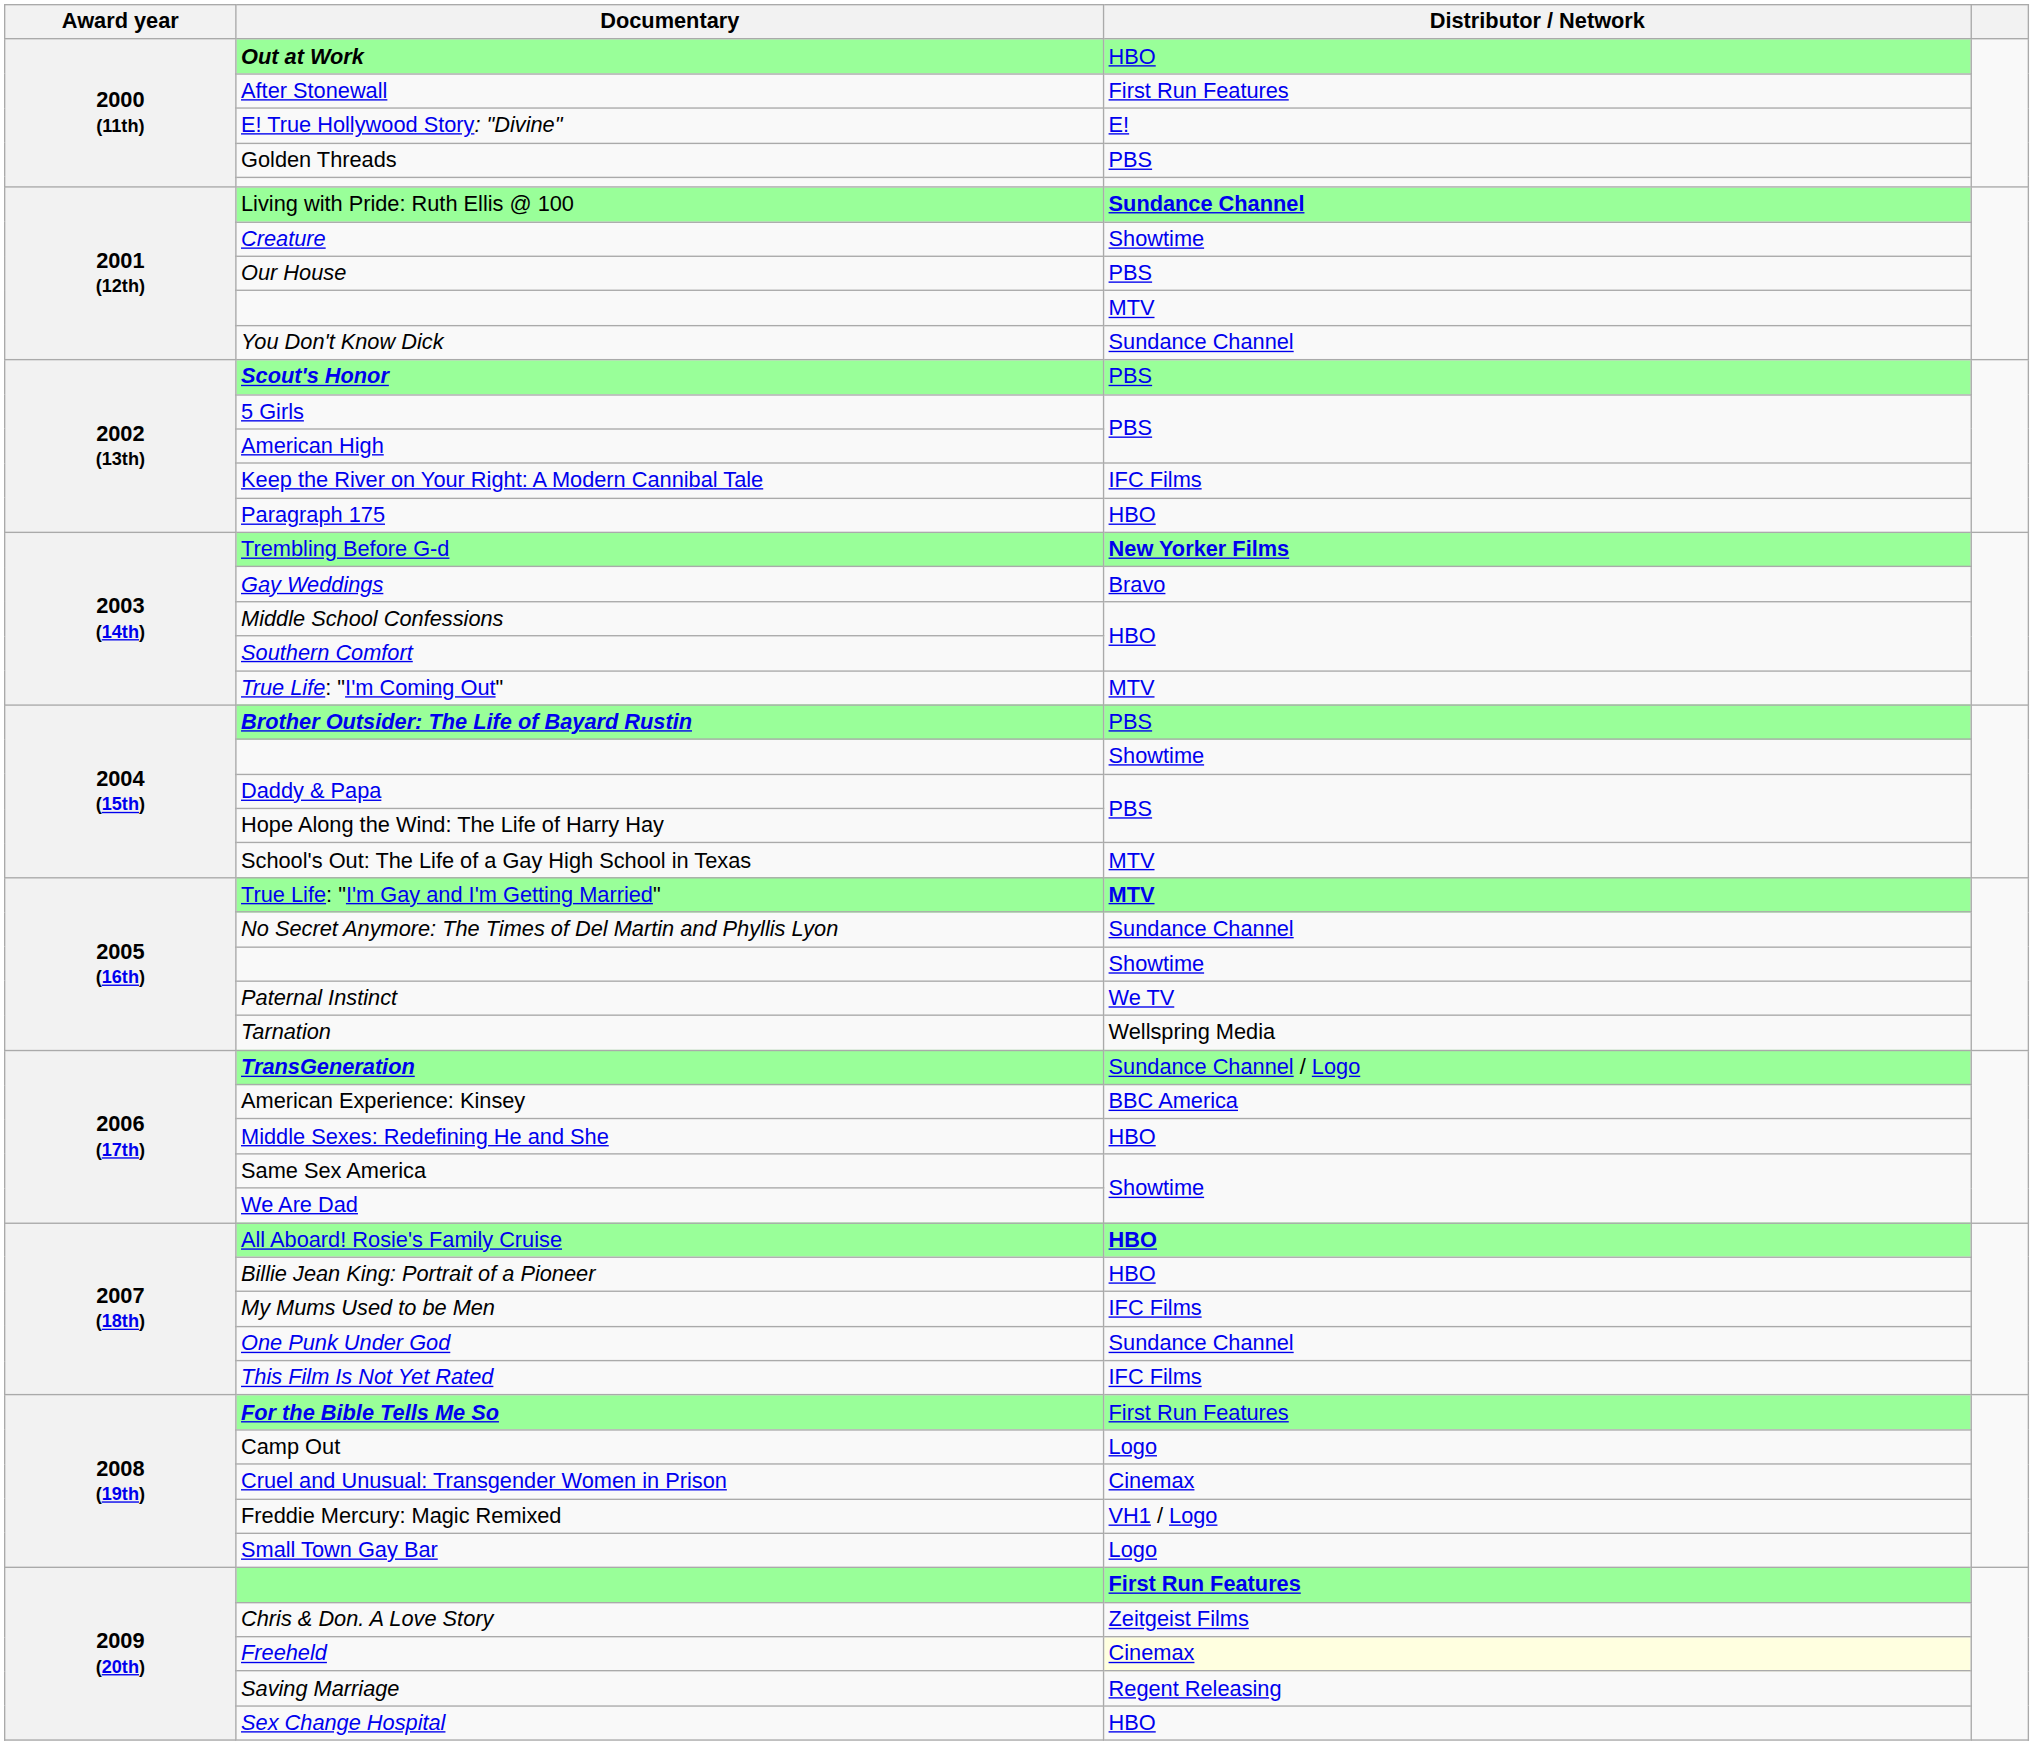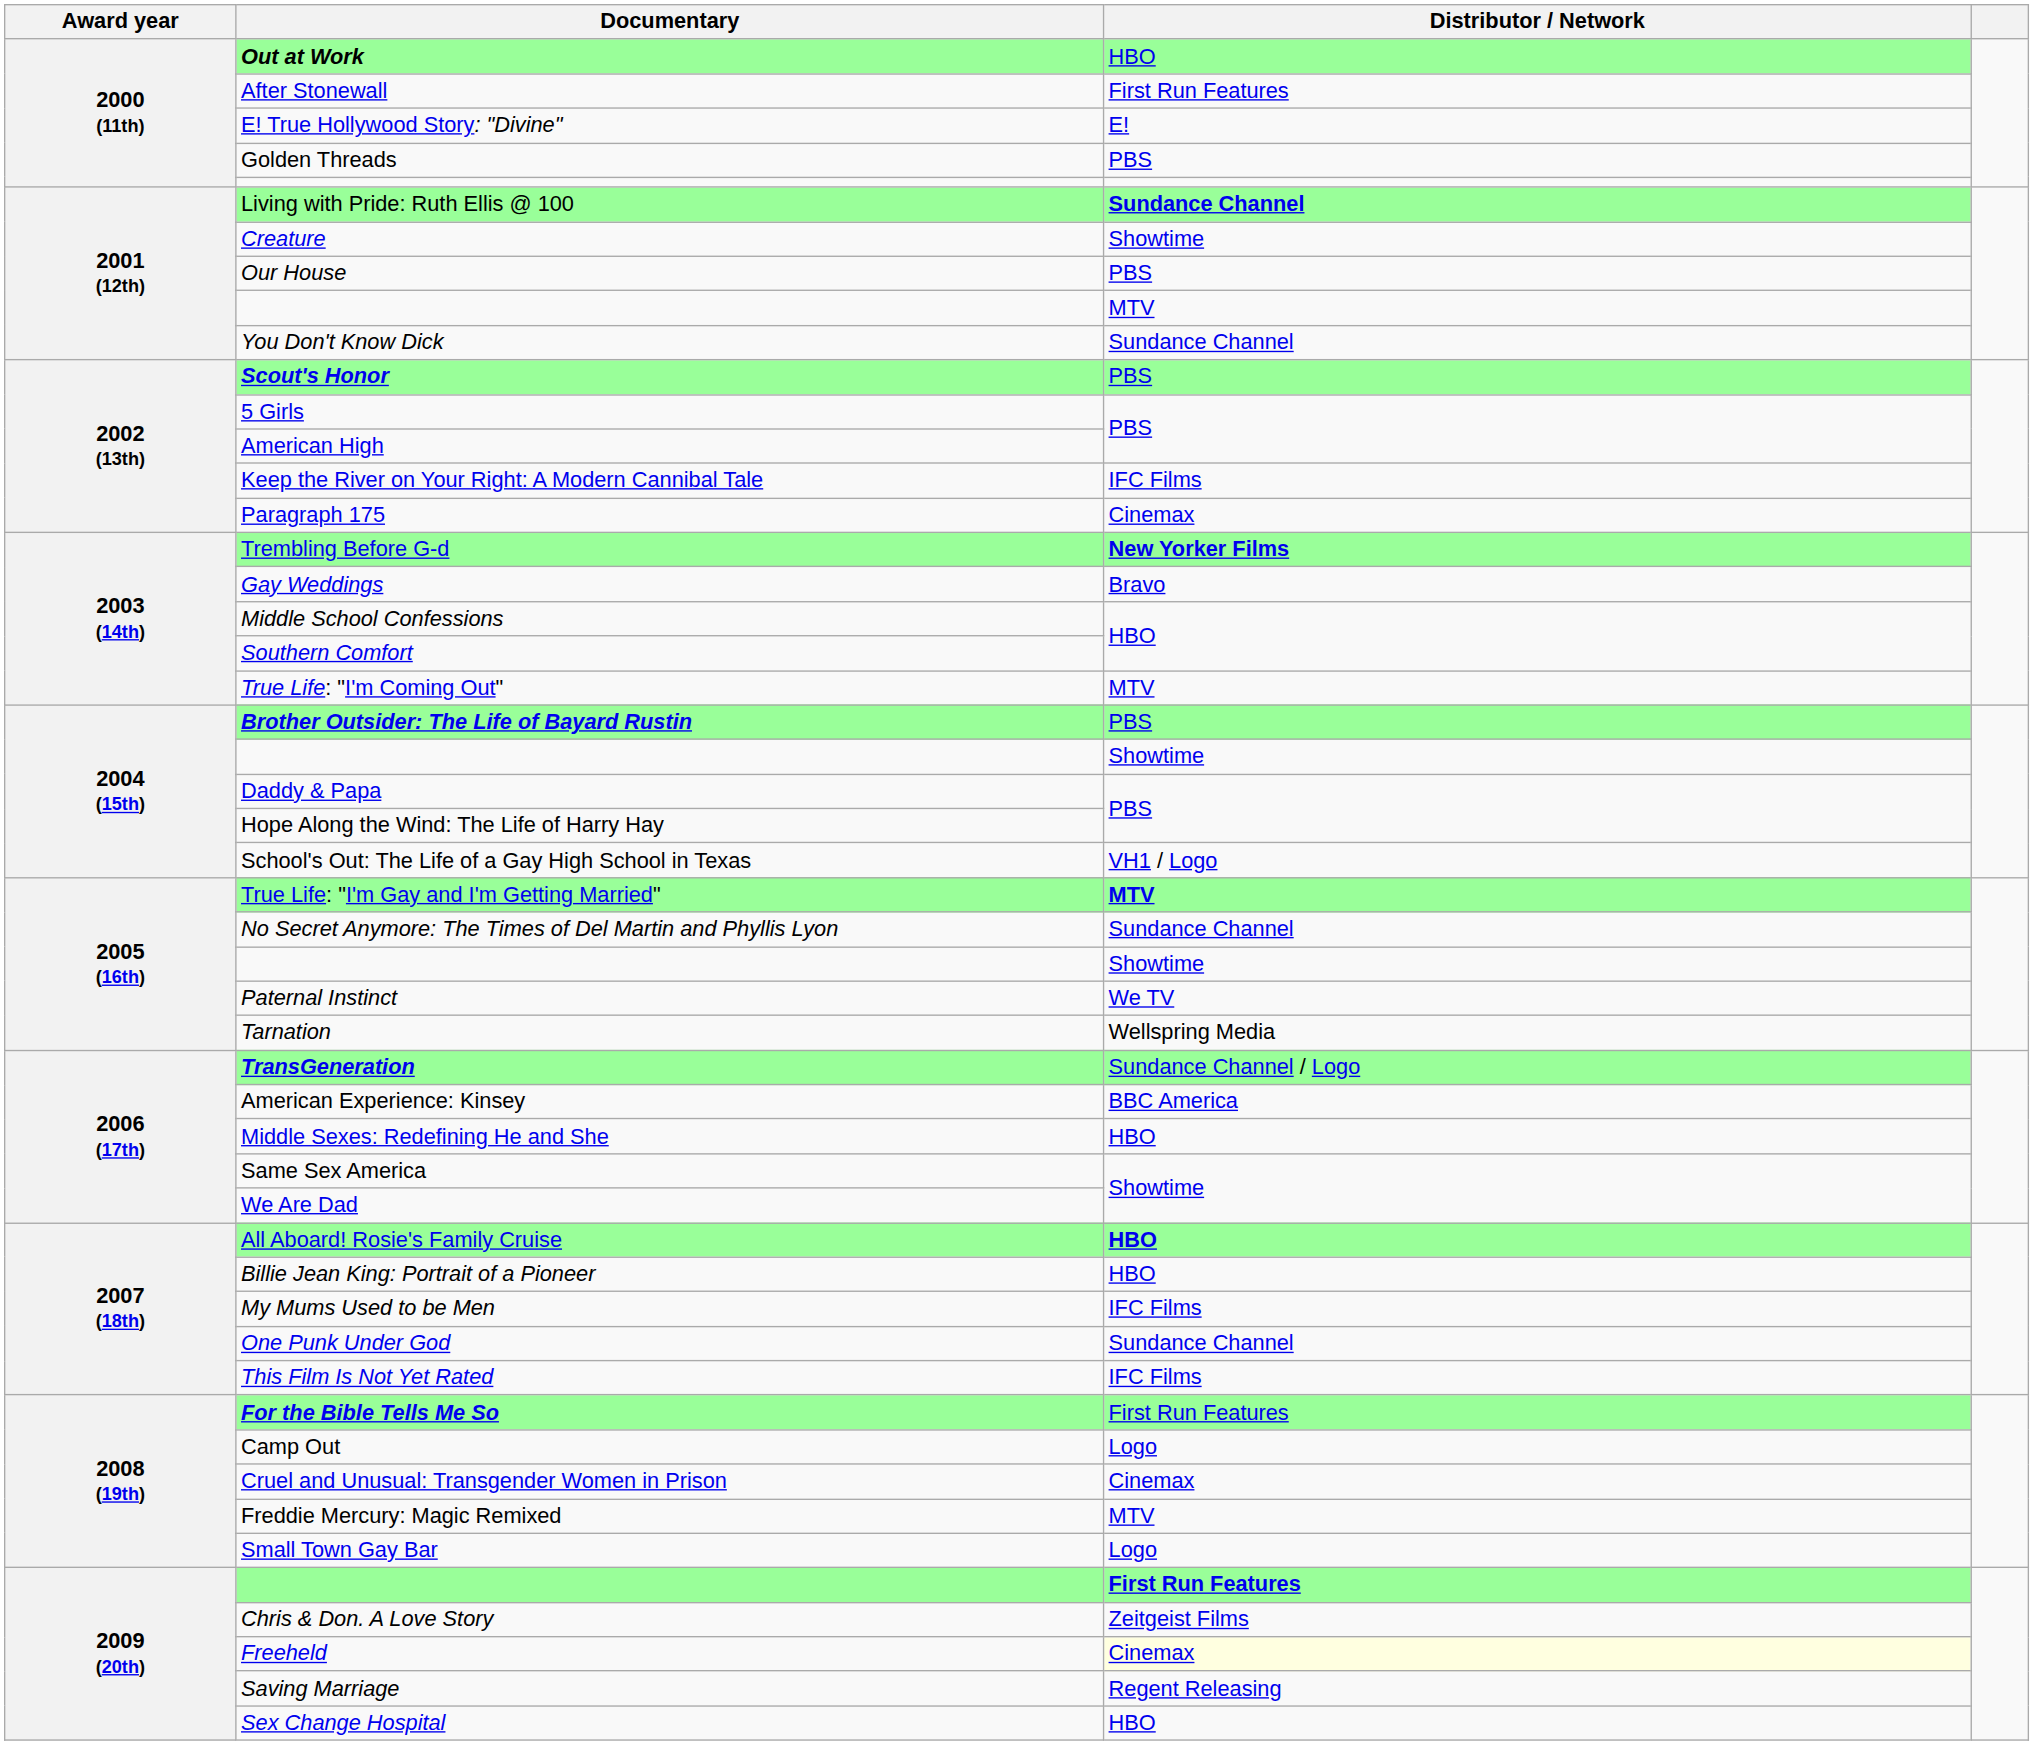(1132, 514) HBO -> (1152, 514) Cinemax
(1132, 860) MTV -> (1163, 860) VH1 / Logo
(1163, 1515) VH1 / Logo -> (1132, 1515) MTV
